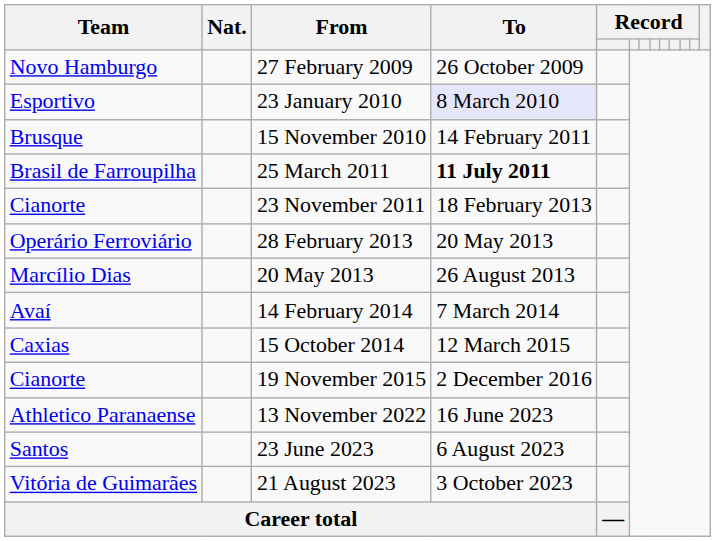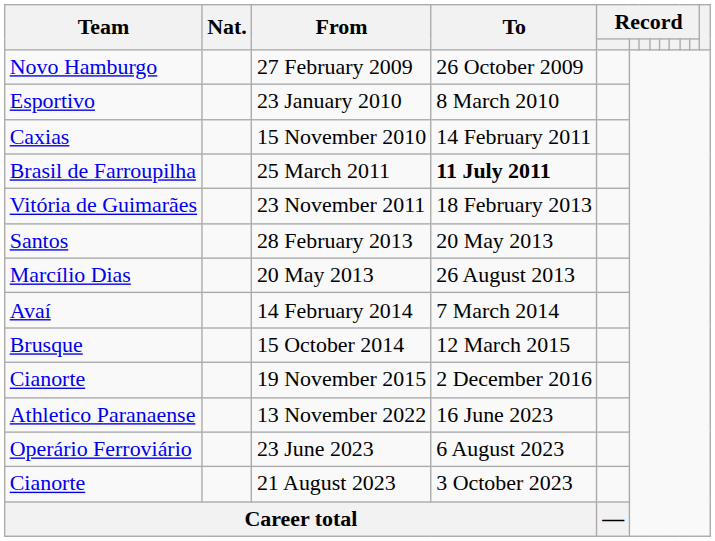(498, 101) lavender background -> (498, 101) no background
(46, 136) Brusque -> (40, 136) Caxias
(47, 205) Cianorte -> (103, 205) Vitória de Guimarães
(101, 240) Operário Ferroviário -> (39, 240) Santos
(40, 344) Caxias -> (46, 344) Brusque
(39, 449) Santos -> (101, 449) Operário Ferroviário
(103, 483) Vitória de Guimarães -> (47, 483) Cianorte
